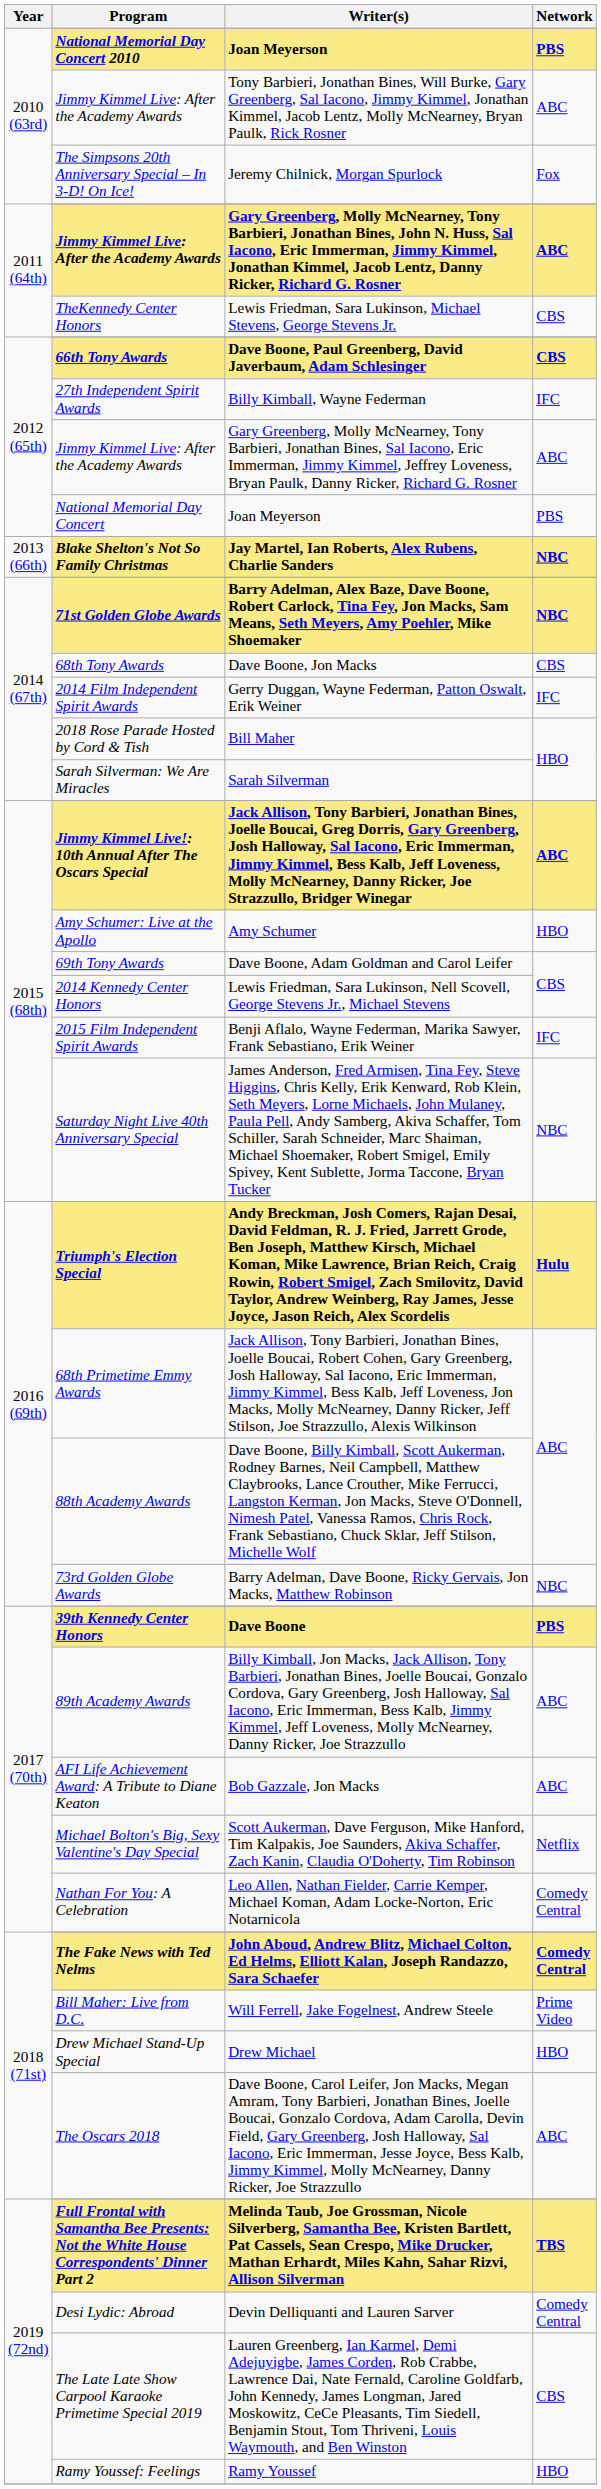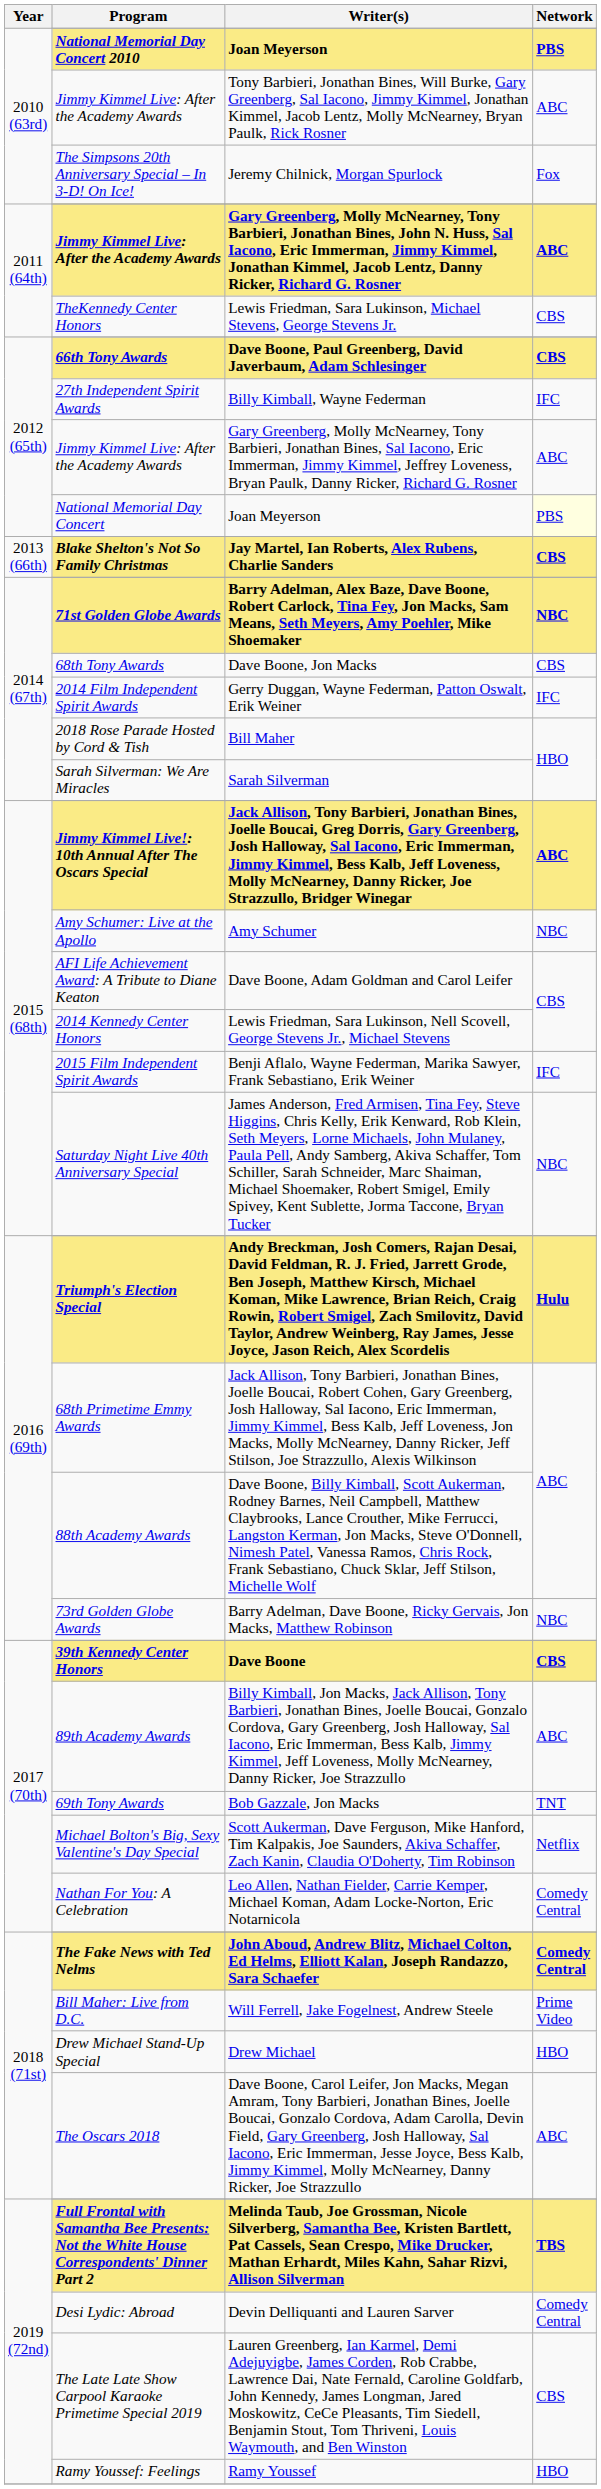(550, 515) no background -> (550, 515) lightyellow background
(552, 556) NBC -> (551, 556) CBS
(552, 930) HBO -> (552, 930) NBC
(110, 963) 69th Tony Awards -> (136, 980) AFI Life Achievement Award: A Tribute to Diane Keaton
(550, 1626) PBS -> (551, 1660) CBS
(136, 1785) AFI Life Achievement Award: A Tribute to Diane Keaton -> (110, 1803) 69th Tony Awards
(552, 1785) ABC -> (551, 1803) TNT
